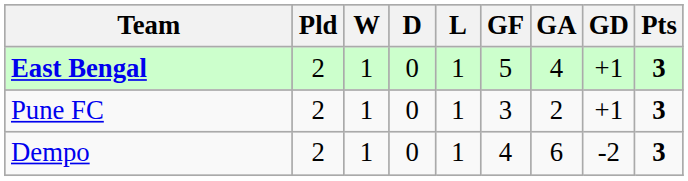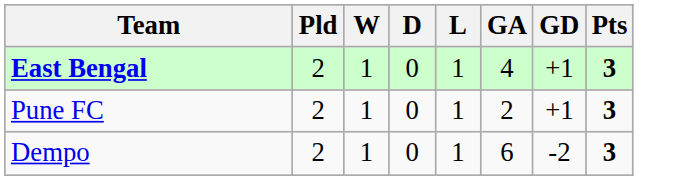- column: (505, 25)
